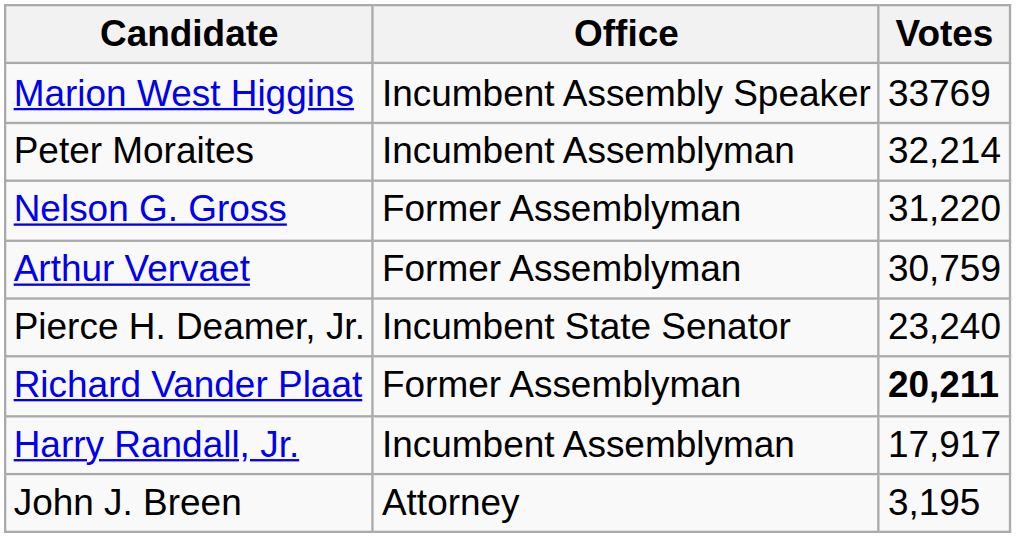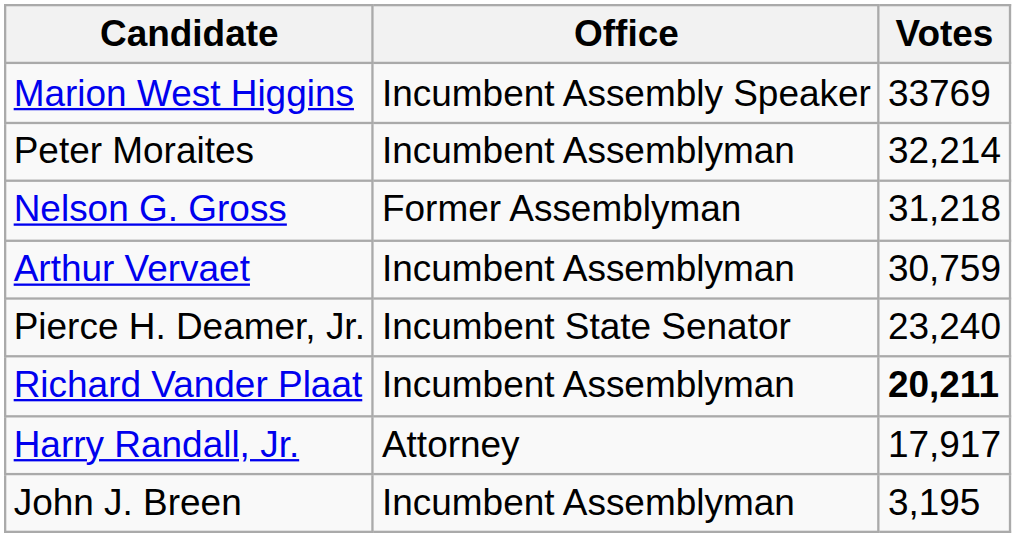(944, 209) 31,220 -> (944, 209) 31,218
(562, 268) Former Assemblyman -> (588, 268) Incumbent Assemblyman
(562, 385) Former Assemblyman -> (588, 385) Incumbent Assemblyman
(588, 444) Incumbent Assemblyman -> (451, 444) Attorney
(451, 502) Attorney -> (588, 502) Incumbent Assemblyman
